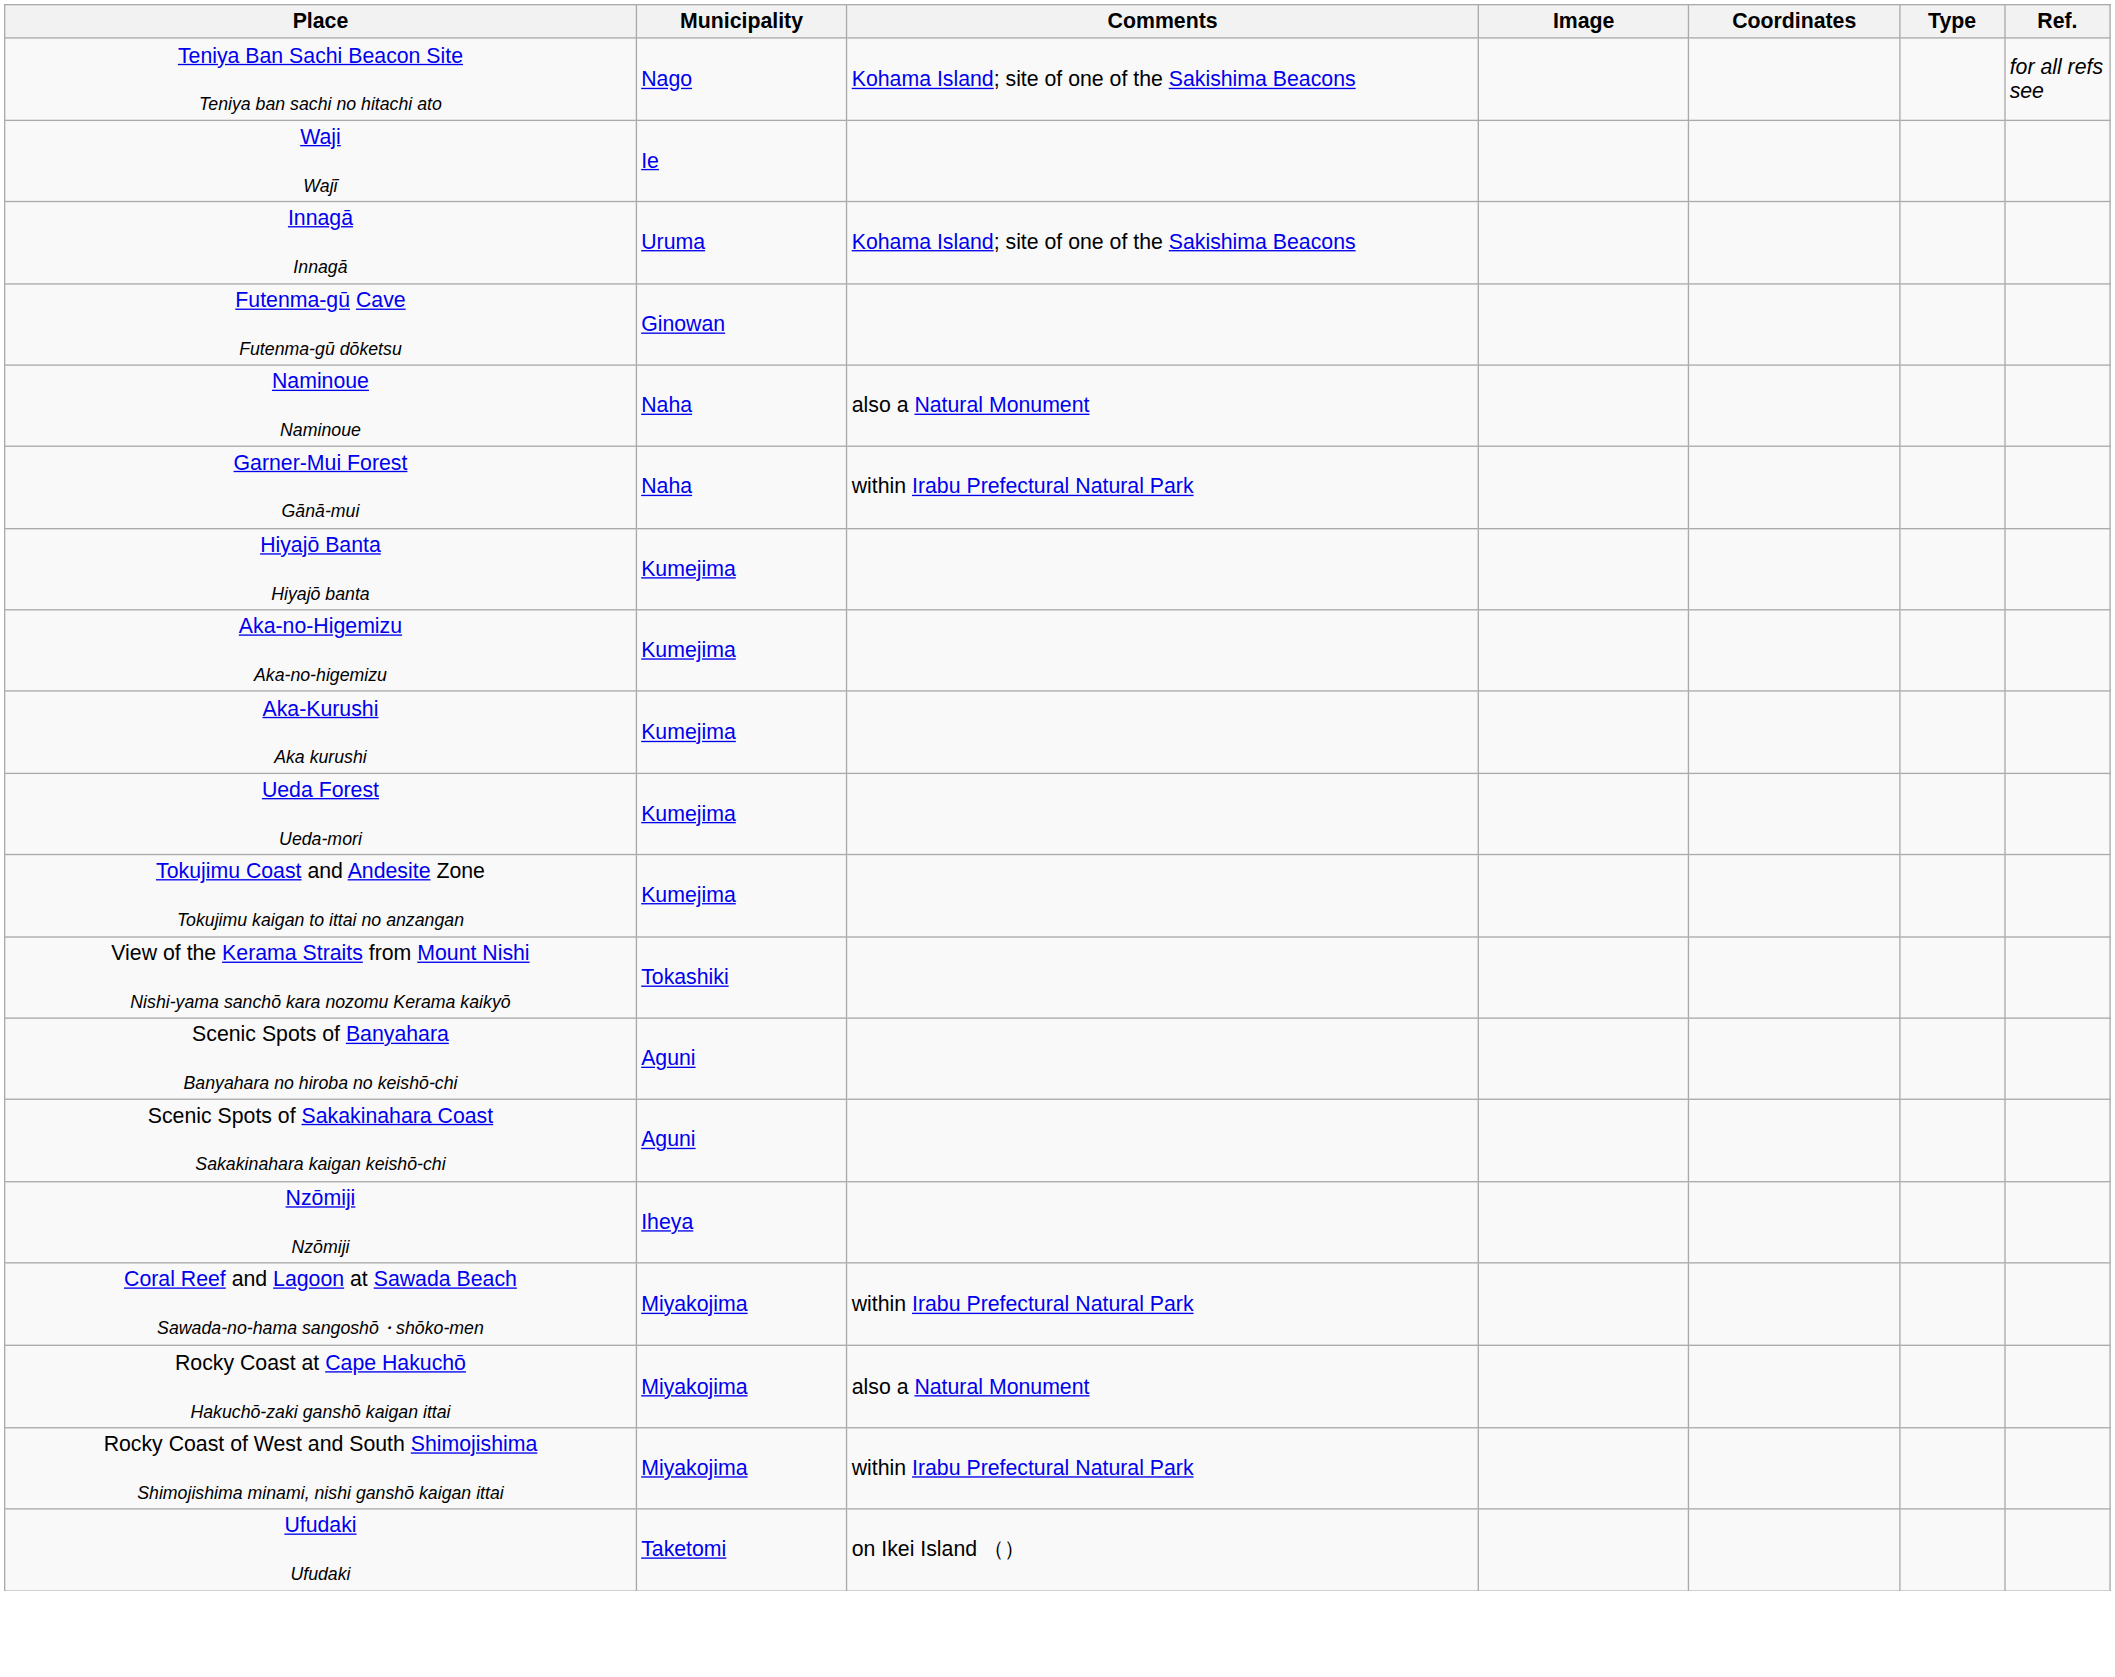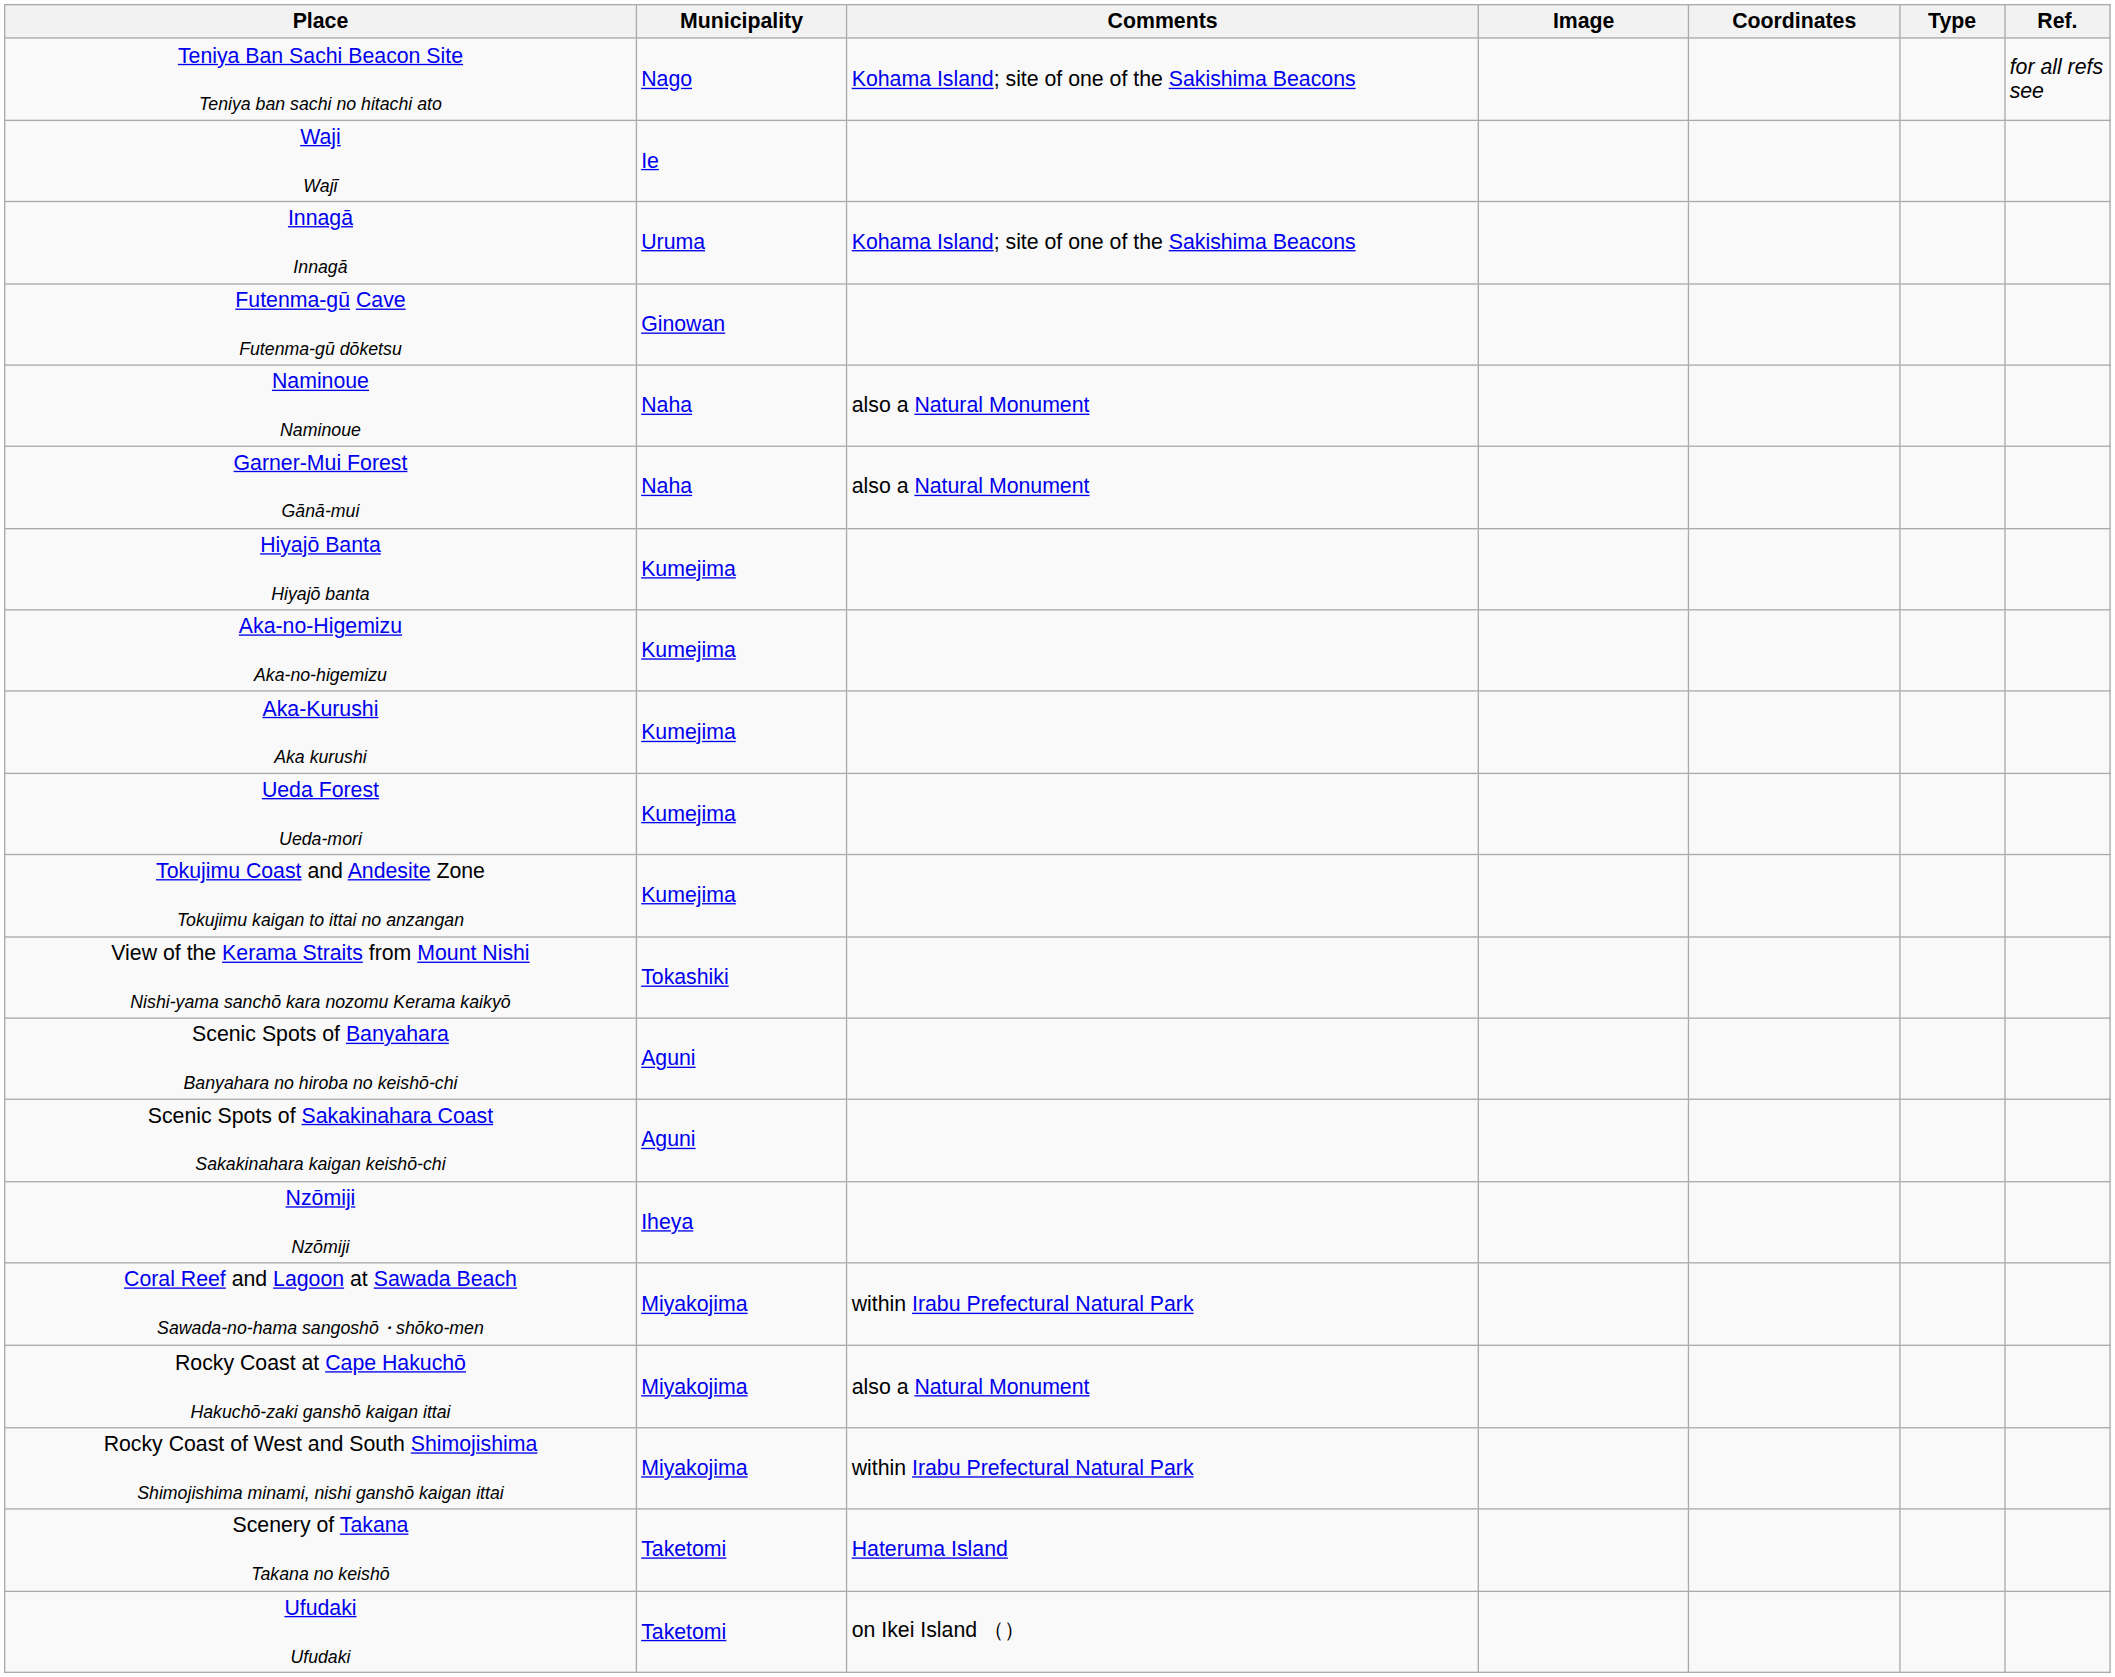(1023, 487) within Irabu Prefectural Natural Park -> (971, 487) also a Natural Monument
+ row: (320, 1549)
